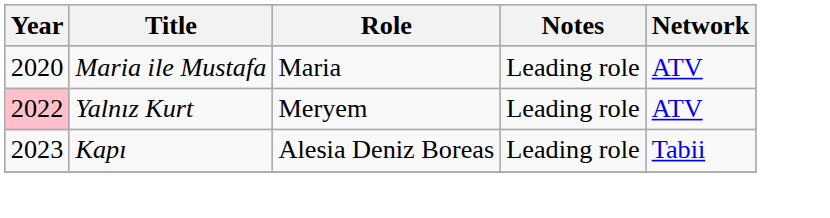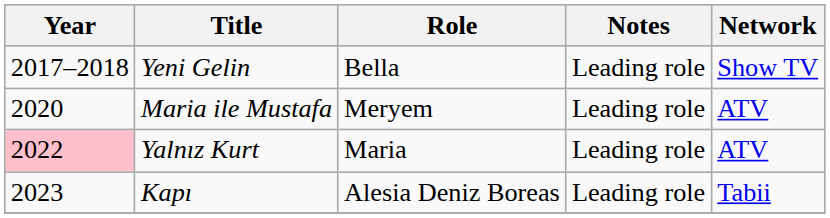+ row: (196, 66)
(310, 66) Maria -> (389, 108) Meryem
(323, 108) Meryem -> (375, 150) Maria
